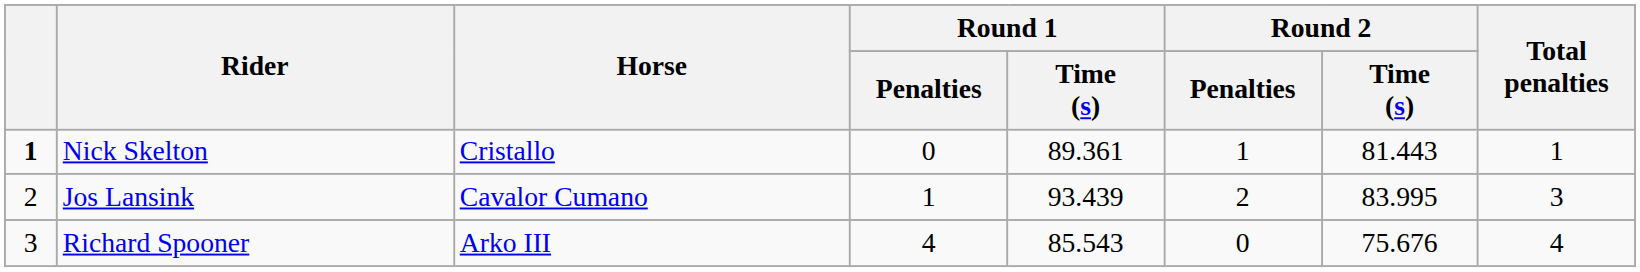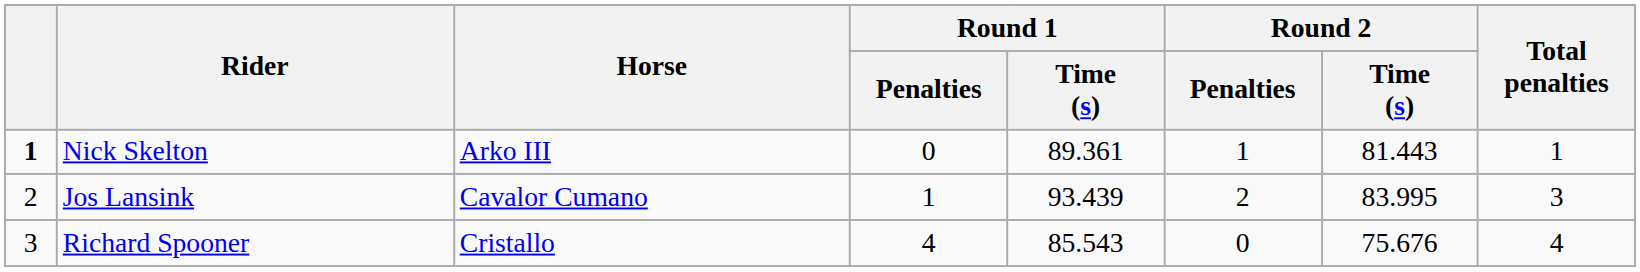(507, 151) Cristallo -> (505, 151) Arko III
(505, 242) Arko III -> (507, 242) Cristallo
